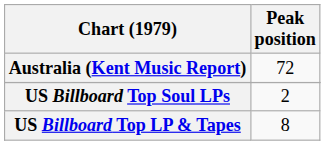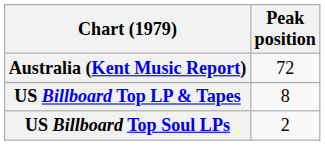rows swapped: (127, 125) <-> (127, 96)
